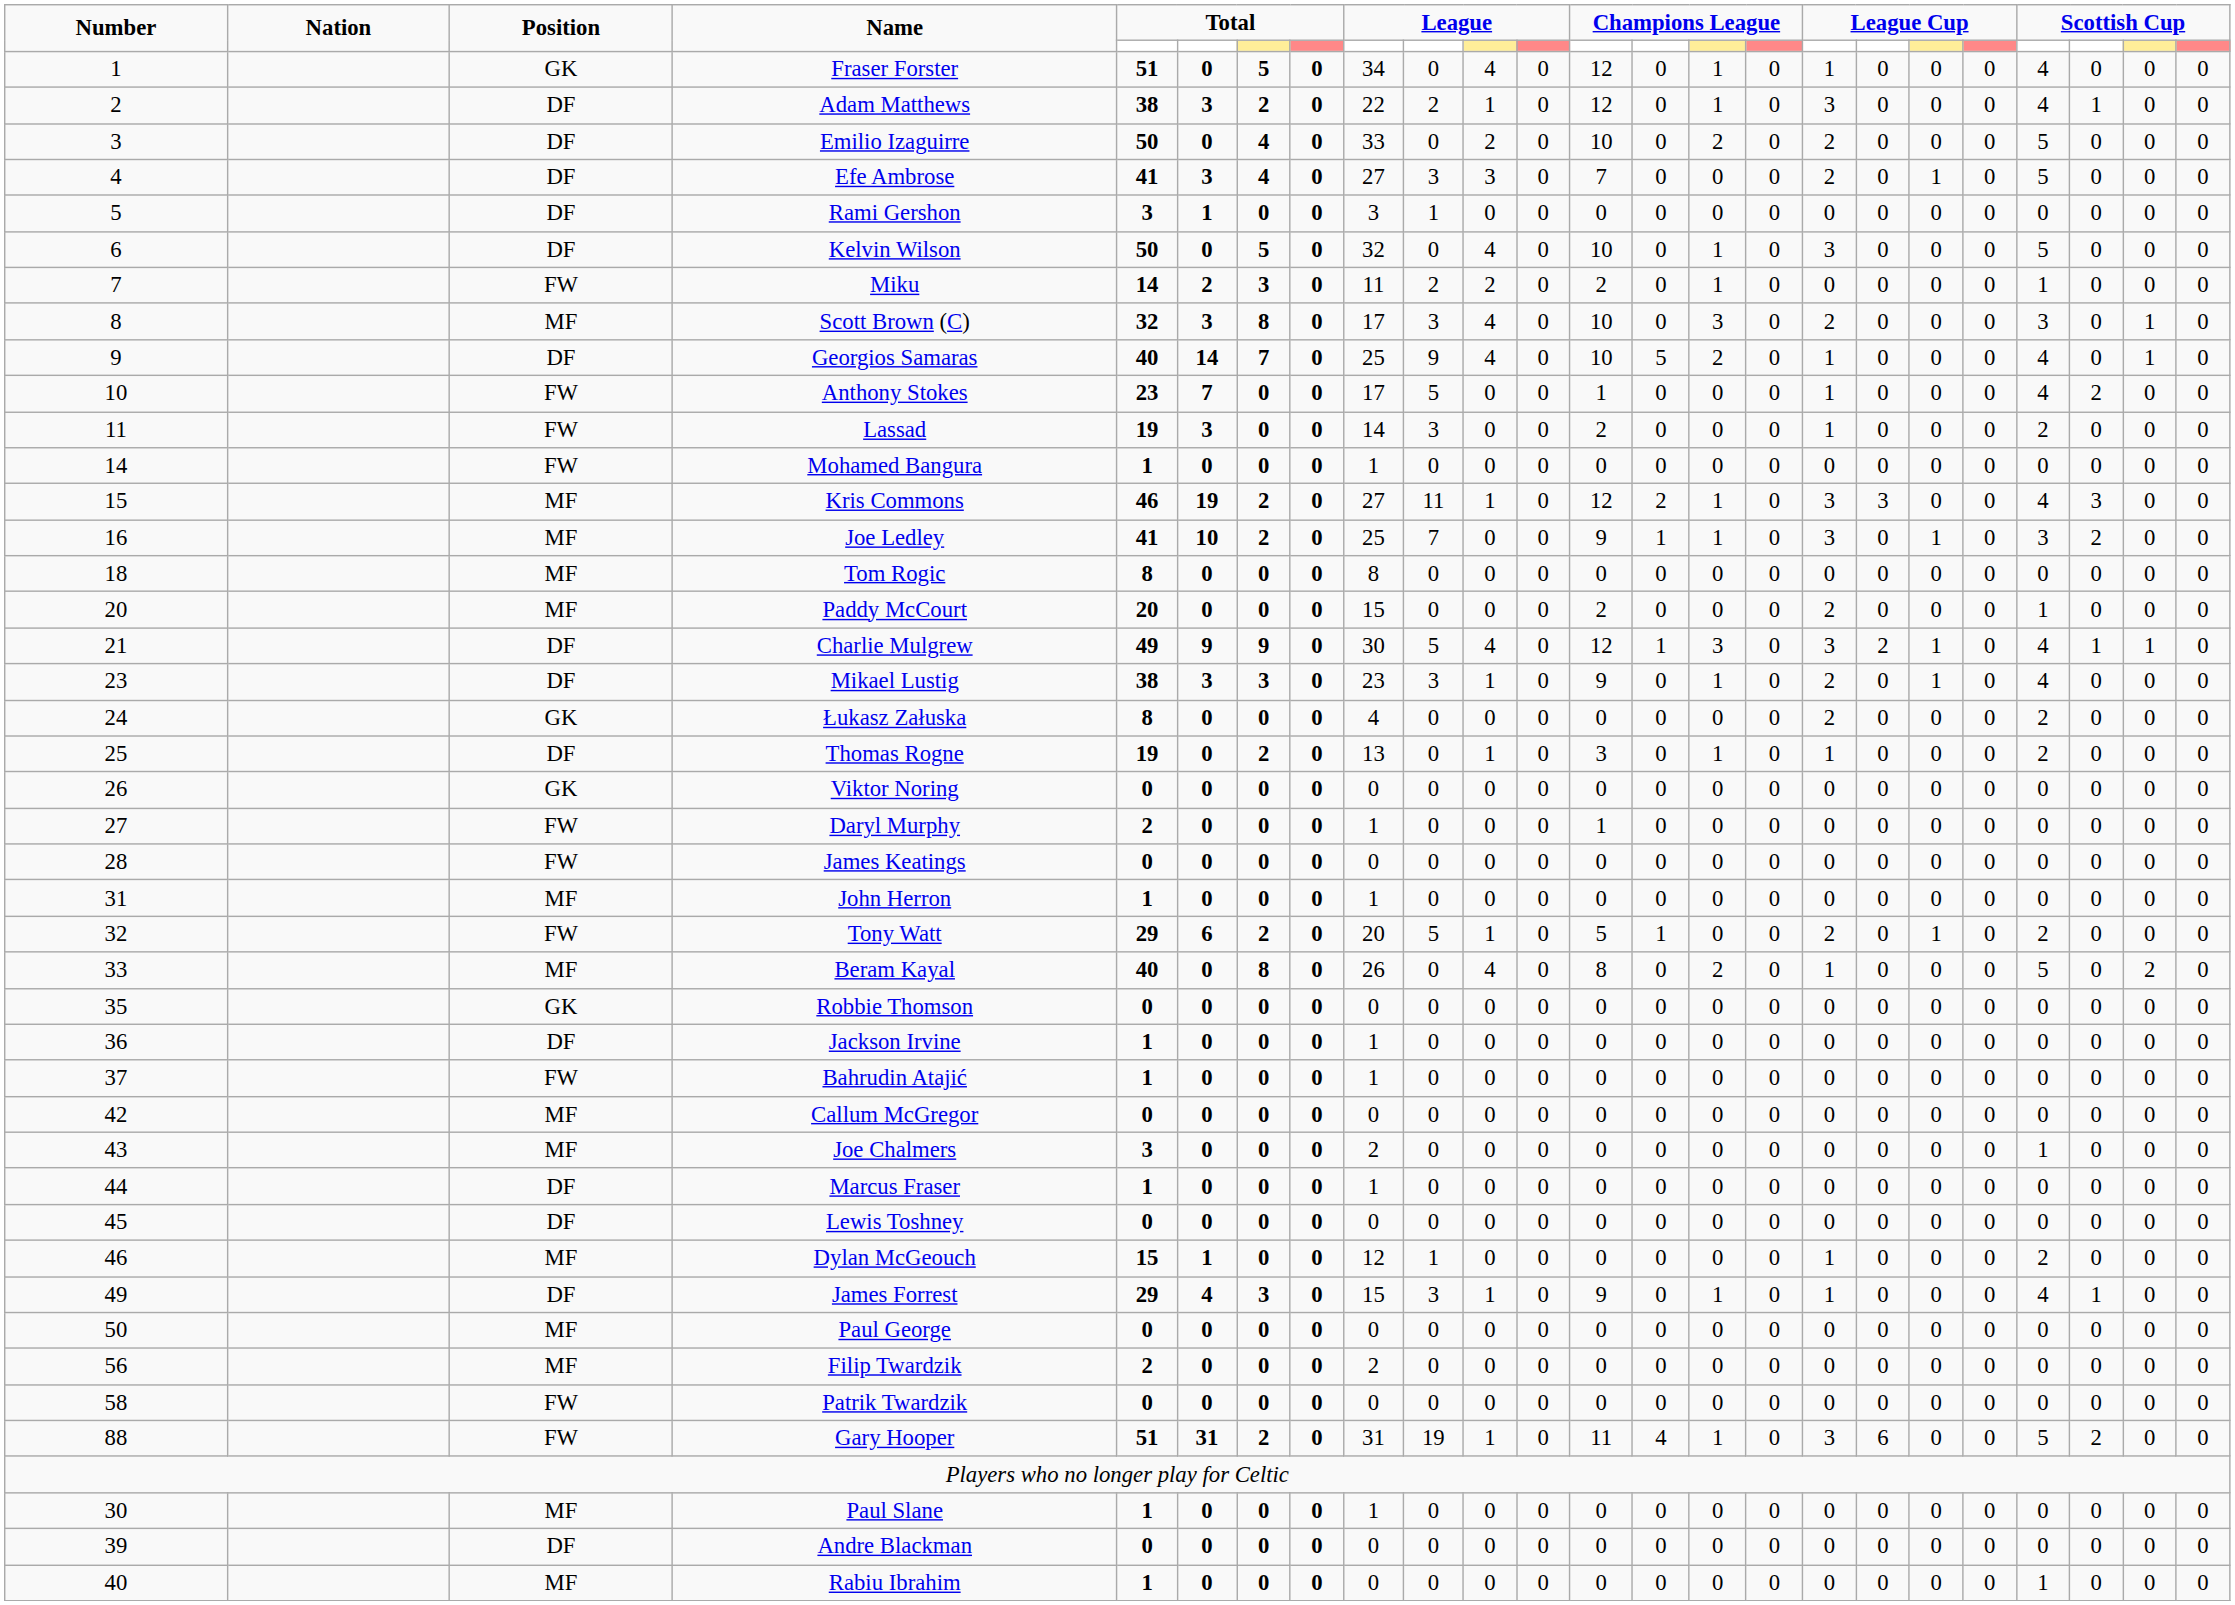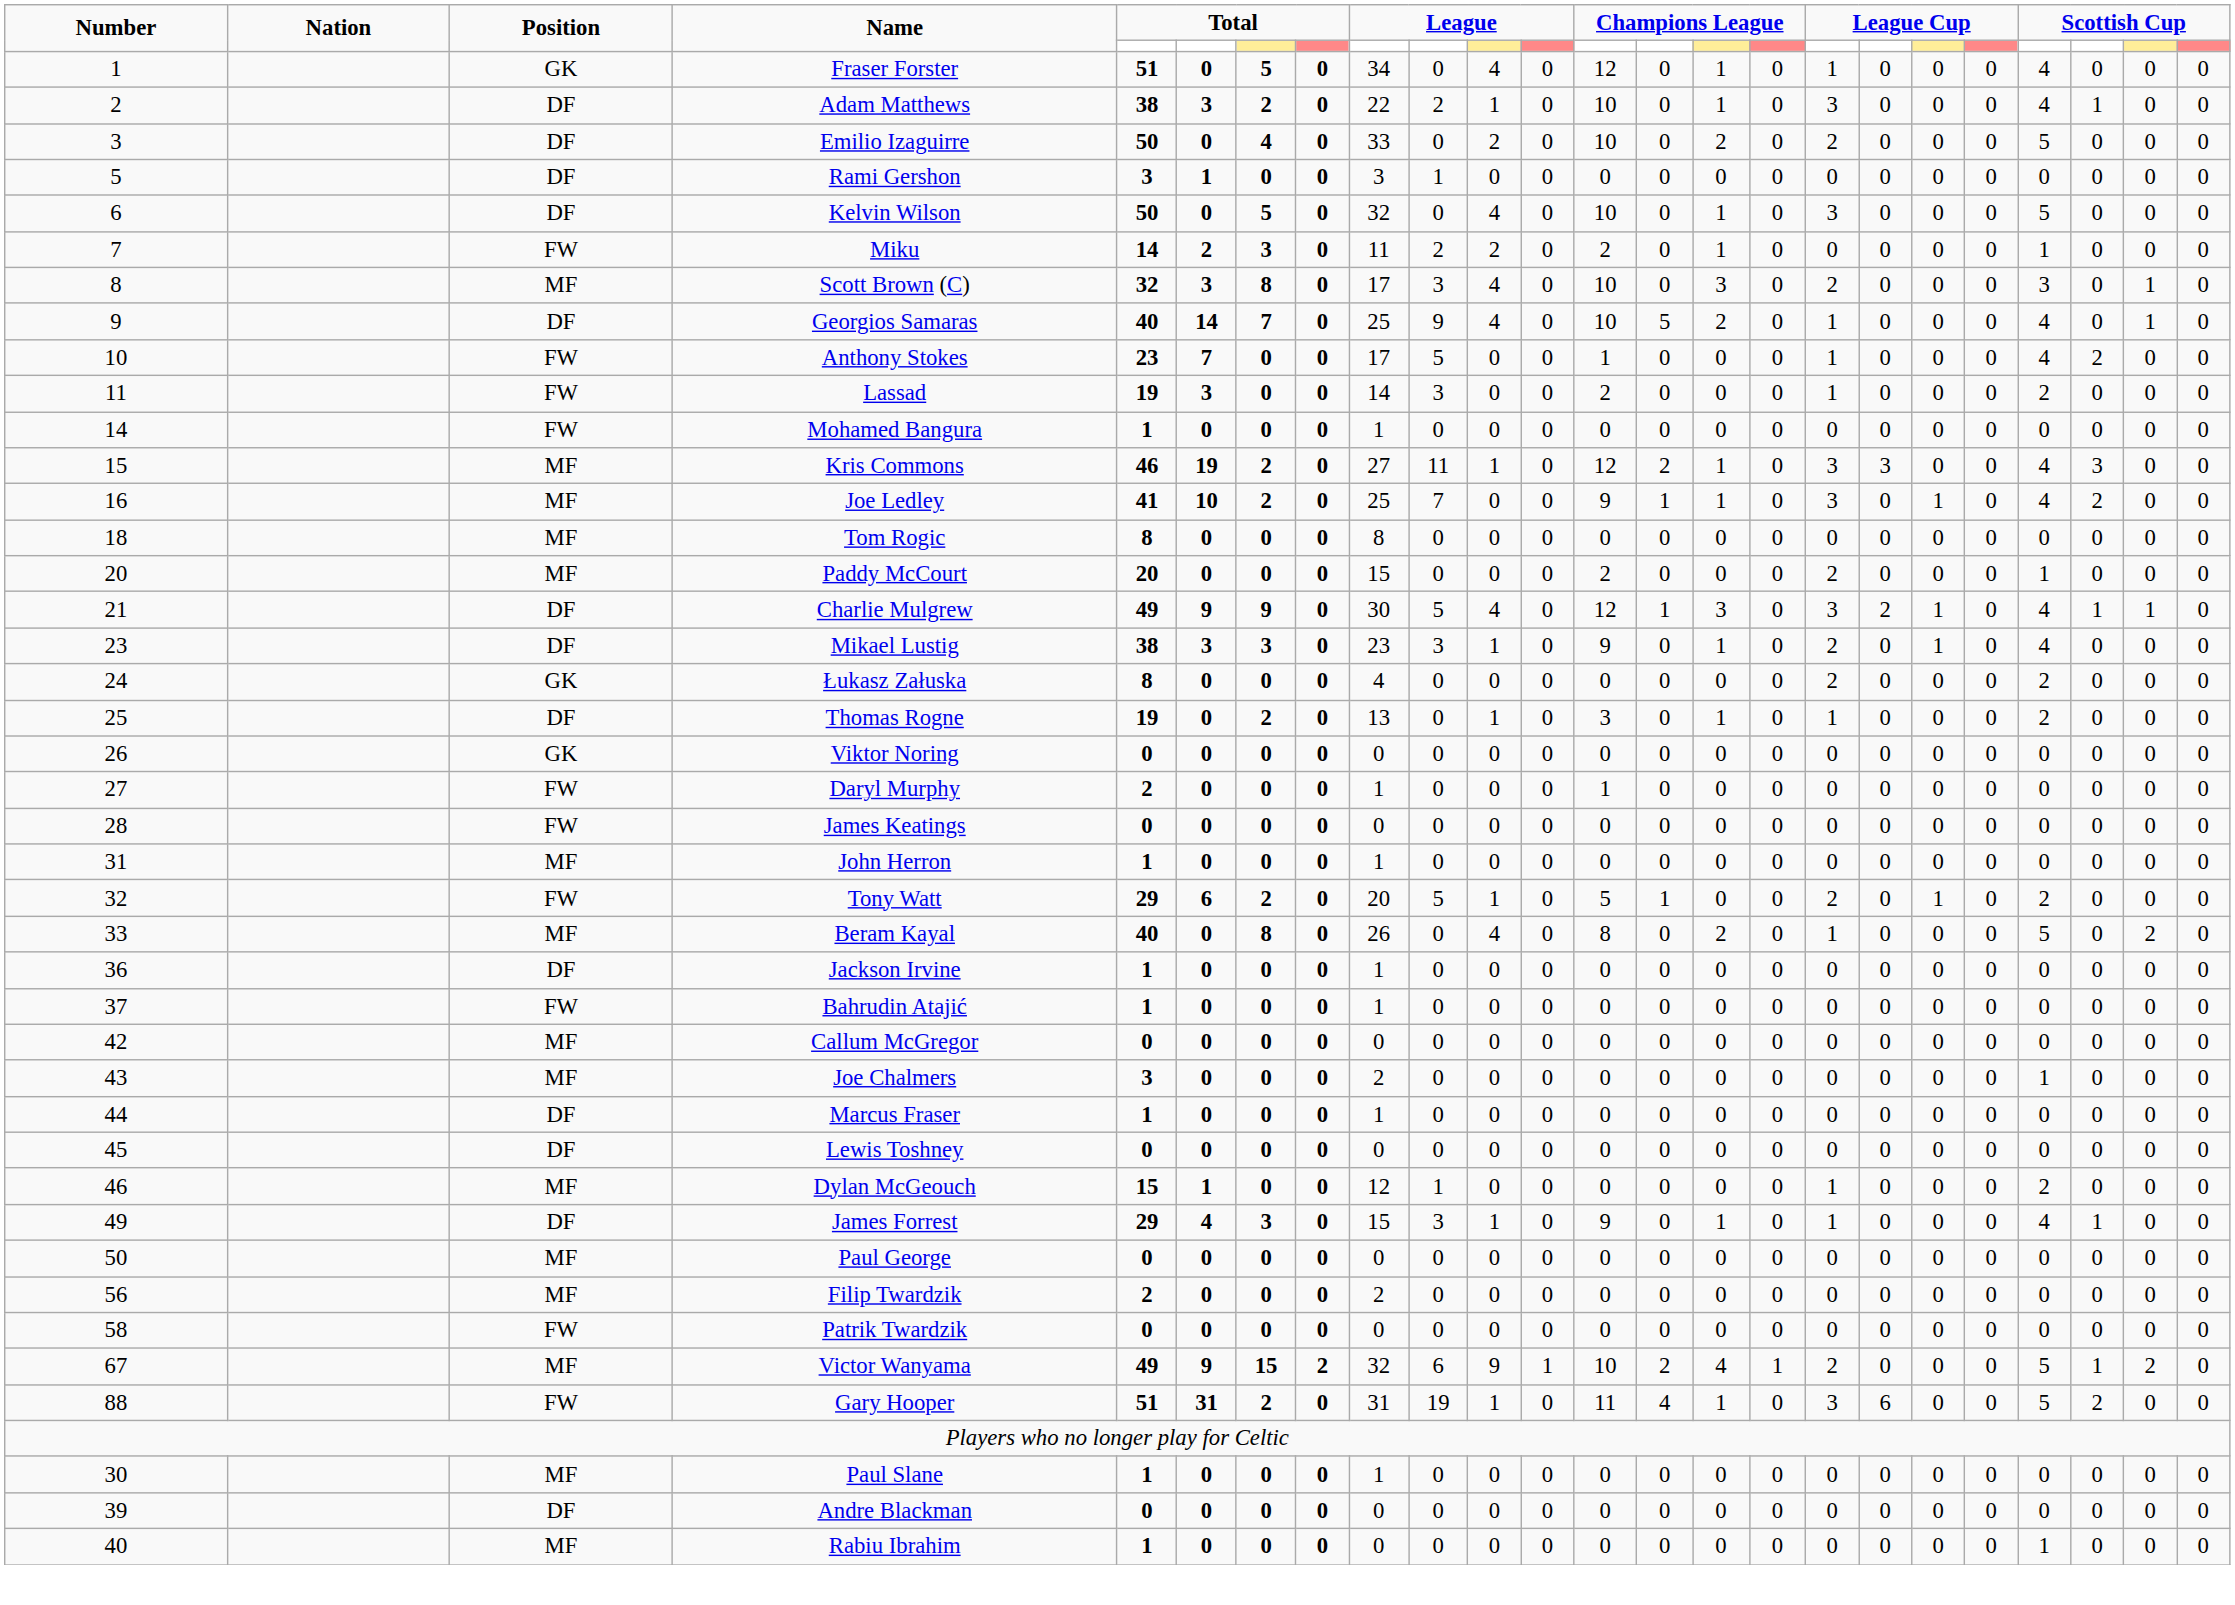(1601, 105) 12 -> (1605, 105) 10
- row: (895, 177)
(2043, 537) 3 -> (2044, 501) 4
- row: (895, 1005)
+ row: (895, 1366)
